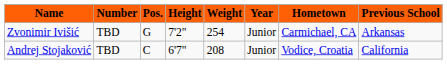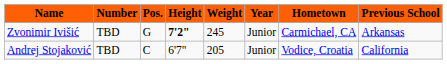(177, 31) normal -> (179, 31) bold
(215, 31) 254 -> (215, 31) 245
(215, 50) 208 -> (215, 50) 205
